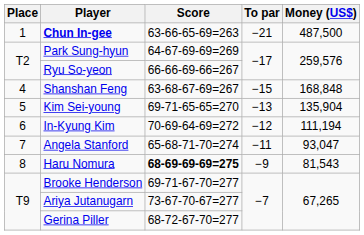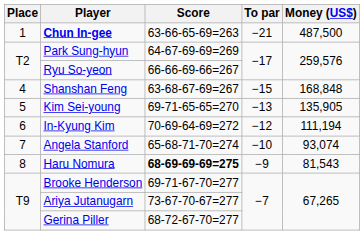(321, 107) 135,904 -> (321, 107) 135,905
(262, 145) −11 -> (262, 145) −10
(321, 145) 93,047 -> (321, 145) 93,074
